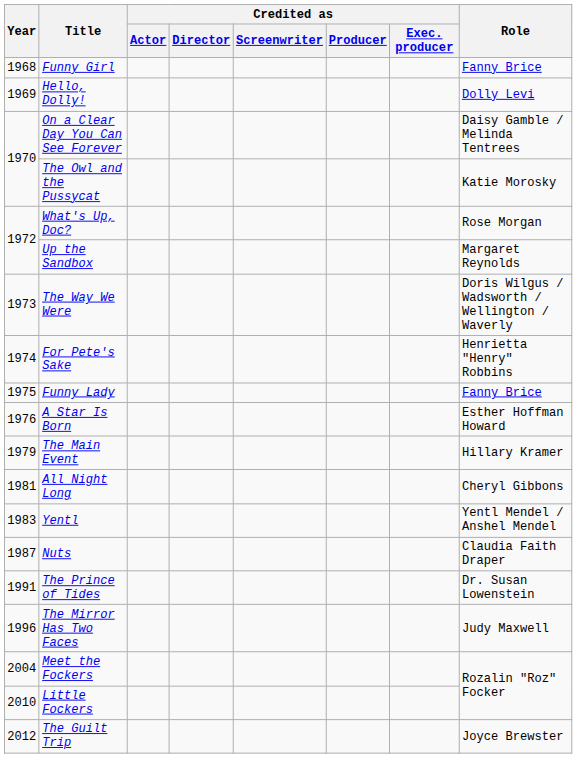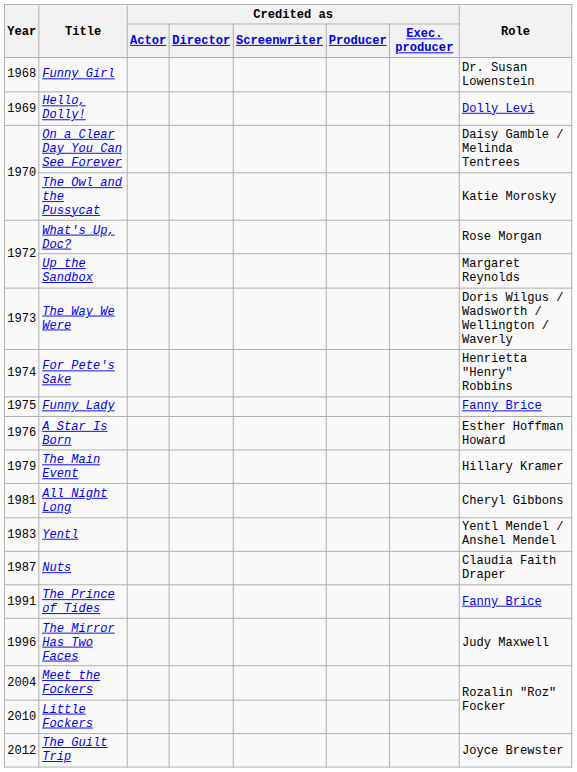(502, 68) Fanny Brice -> (498, 75) Dr. Susan Lowenstein
(498, 588) Dr. Susan Lowenstein -> (502, 602) Fanny Brice
